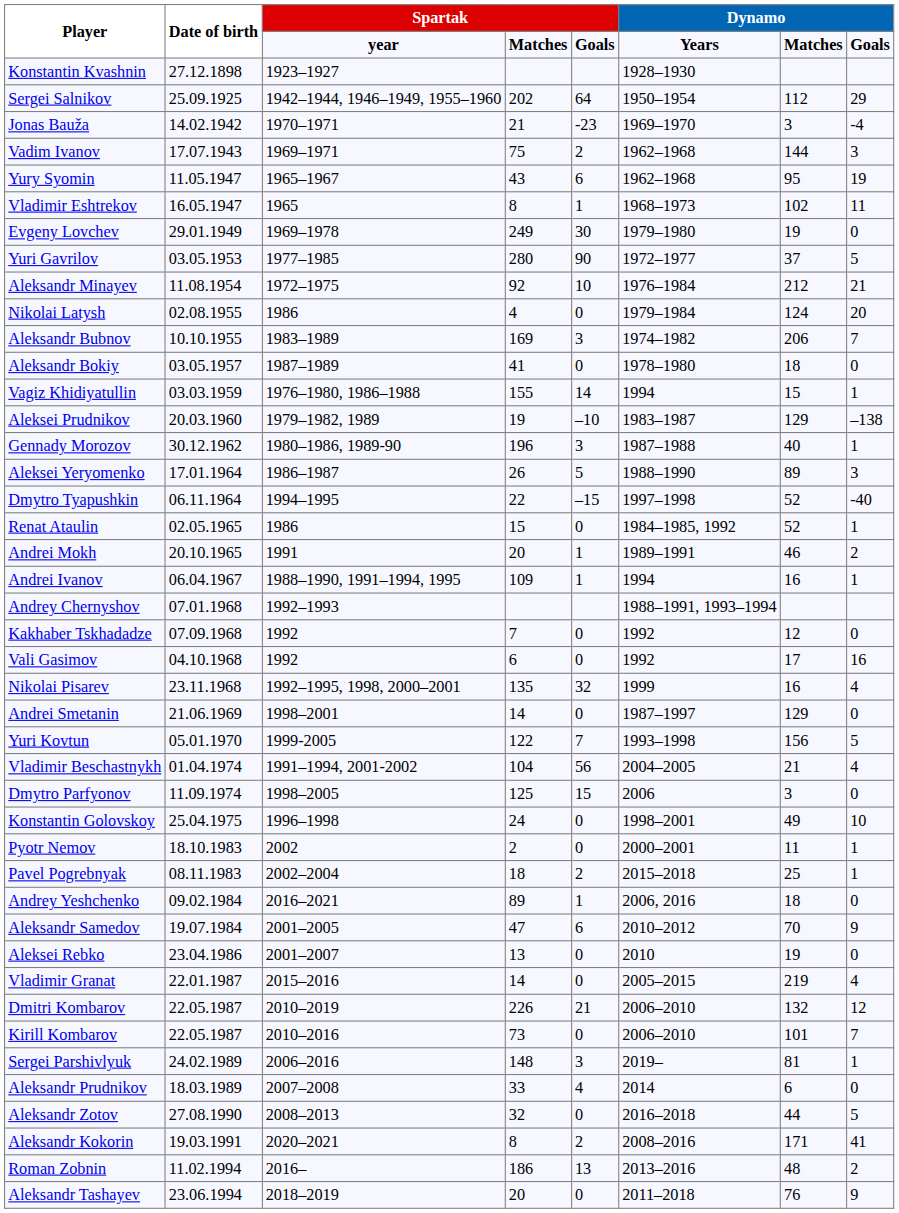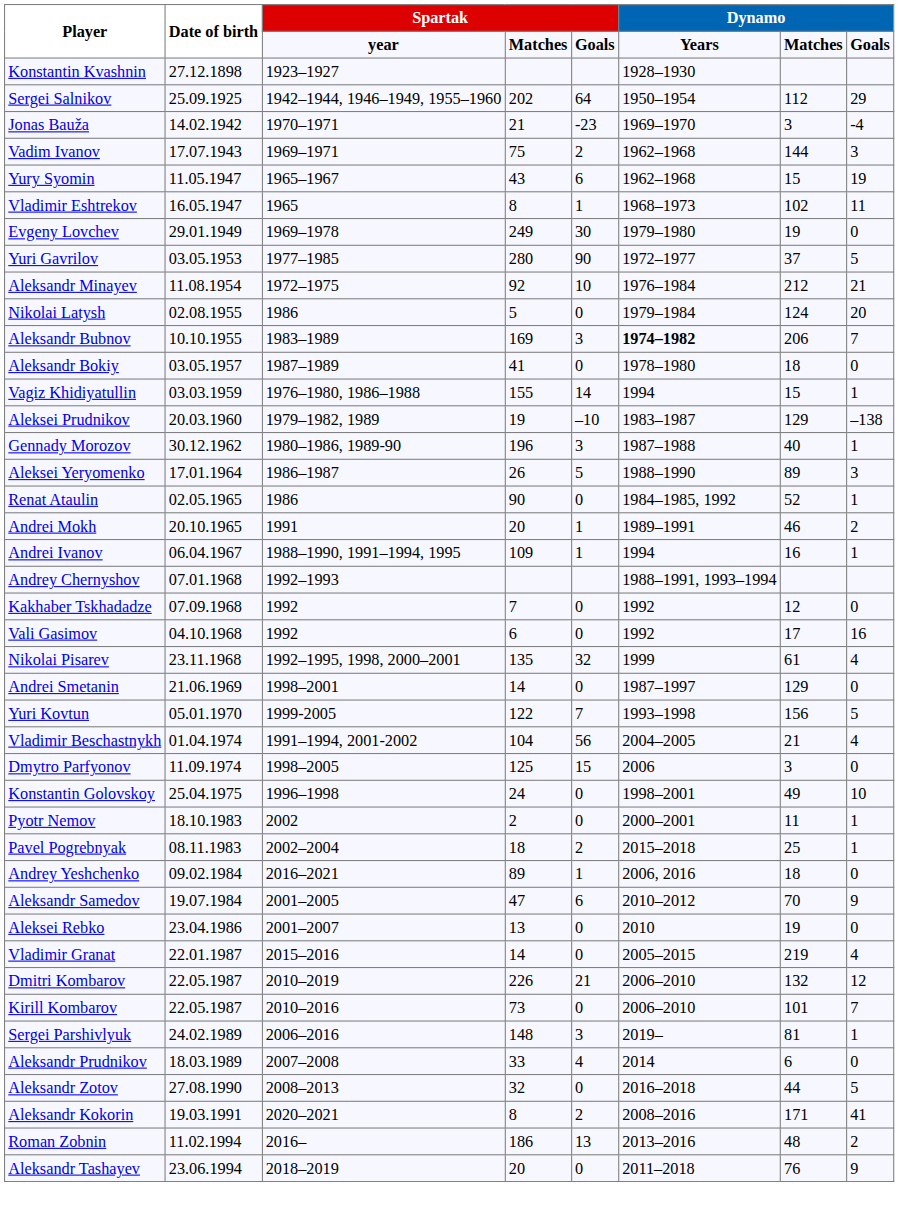(792, 178) 95 -> (792, 178) 15
(513, 312) 4 -> (513, 312) 5
(659, 338) normal -> (659, 338) bold
- row: (73, 499)
(517, 526) 15 -> (517, 499) 90
(792, 686) 16 -> (792, 659) 61
